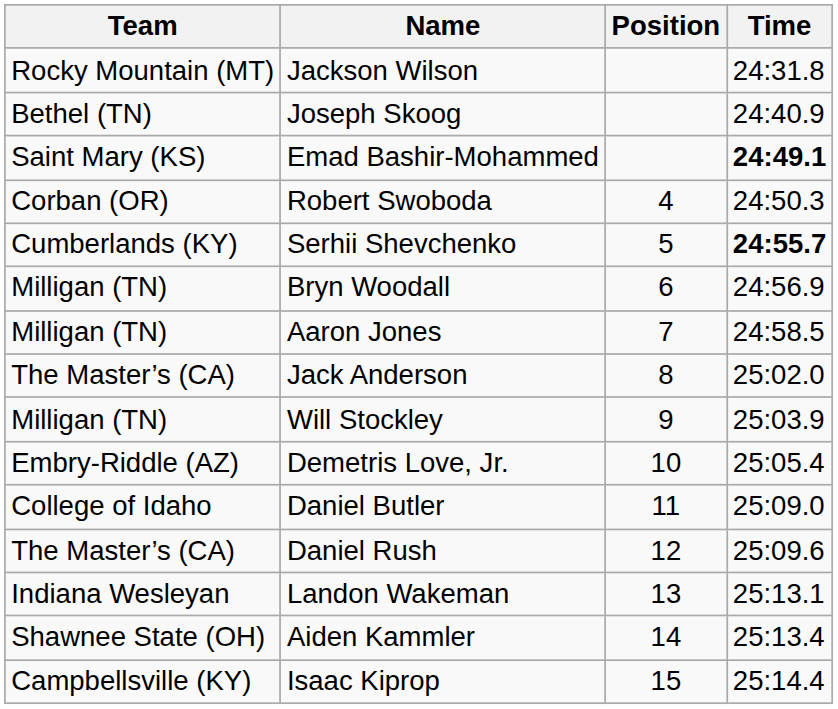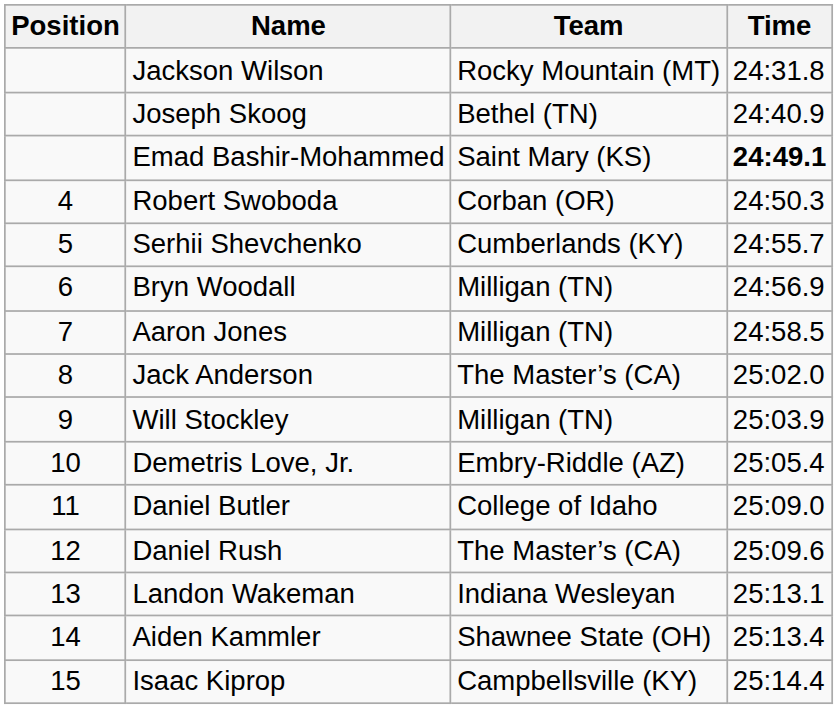columns swapped: (666, 26) <-> (143, 26)
(780, 244) bold -> (779, 244) normal
